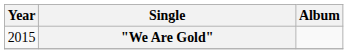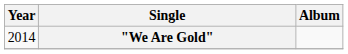(22, 37) 2015 -> (22, 37) 2014
